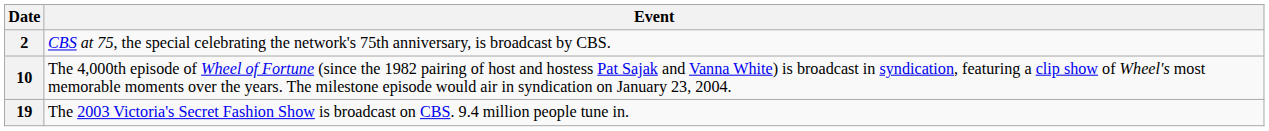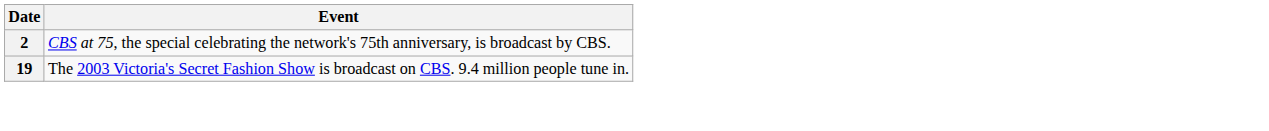- row: (24, 77)
